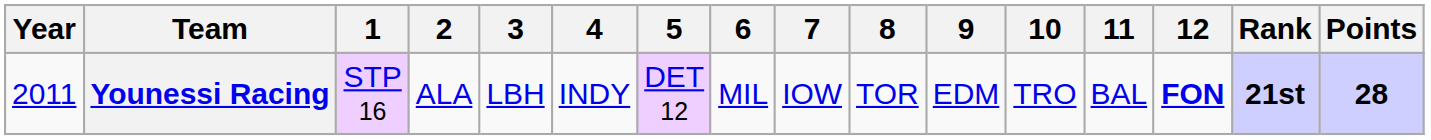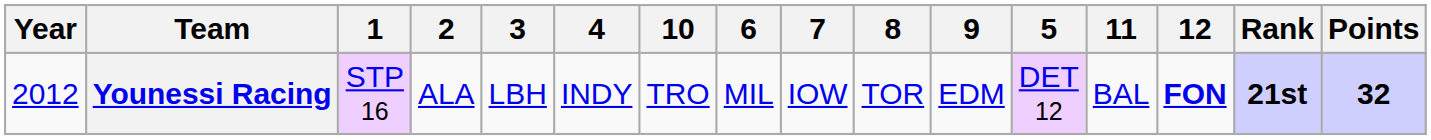columns swapped: (674, 29) <-> (1045, 29)
(44, 93) 2011 -> (45, 93) 2012
(1371, 93) 28 -> (1374, 93) 32
